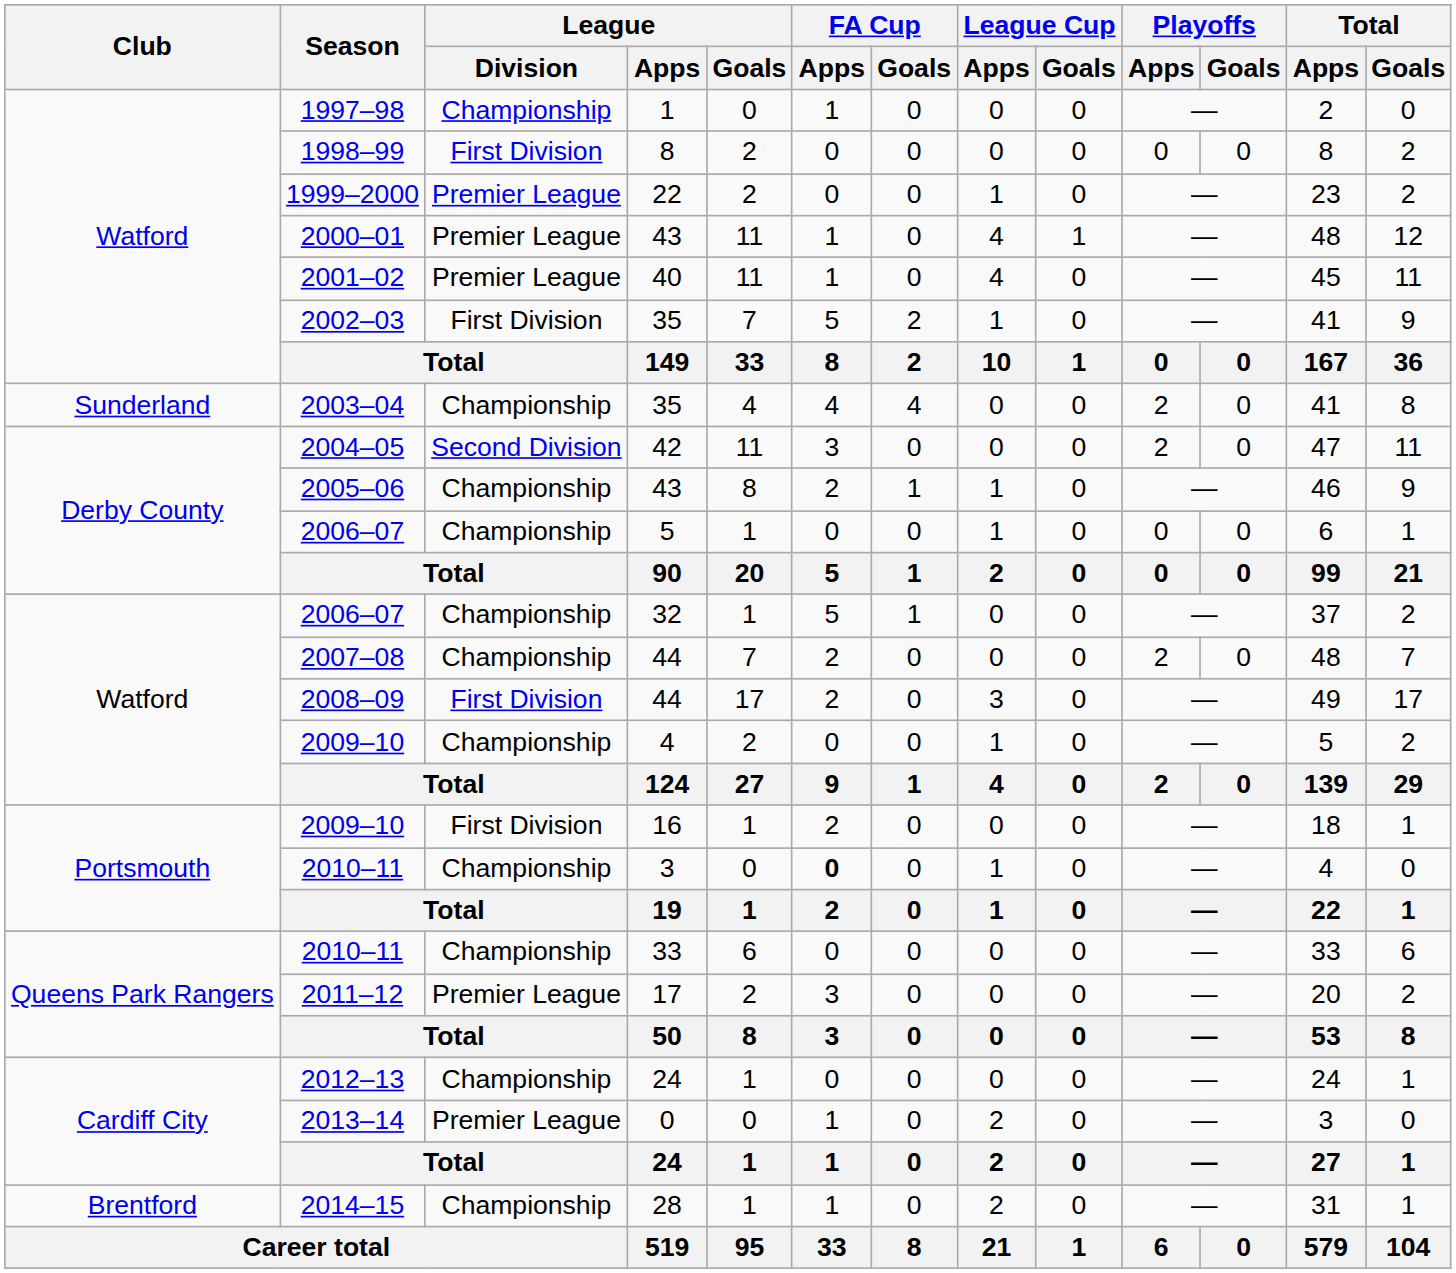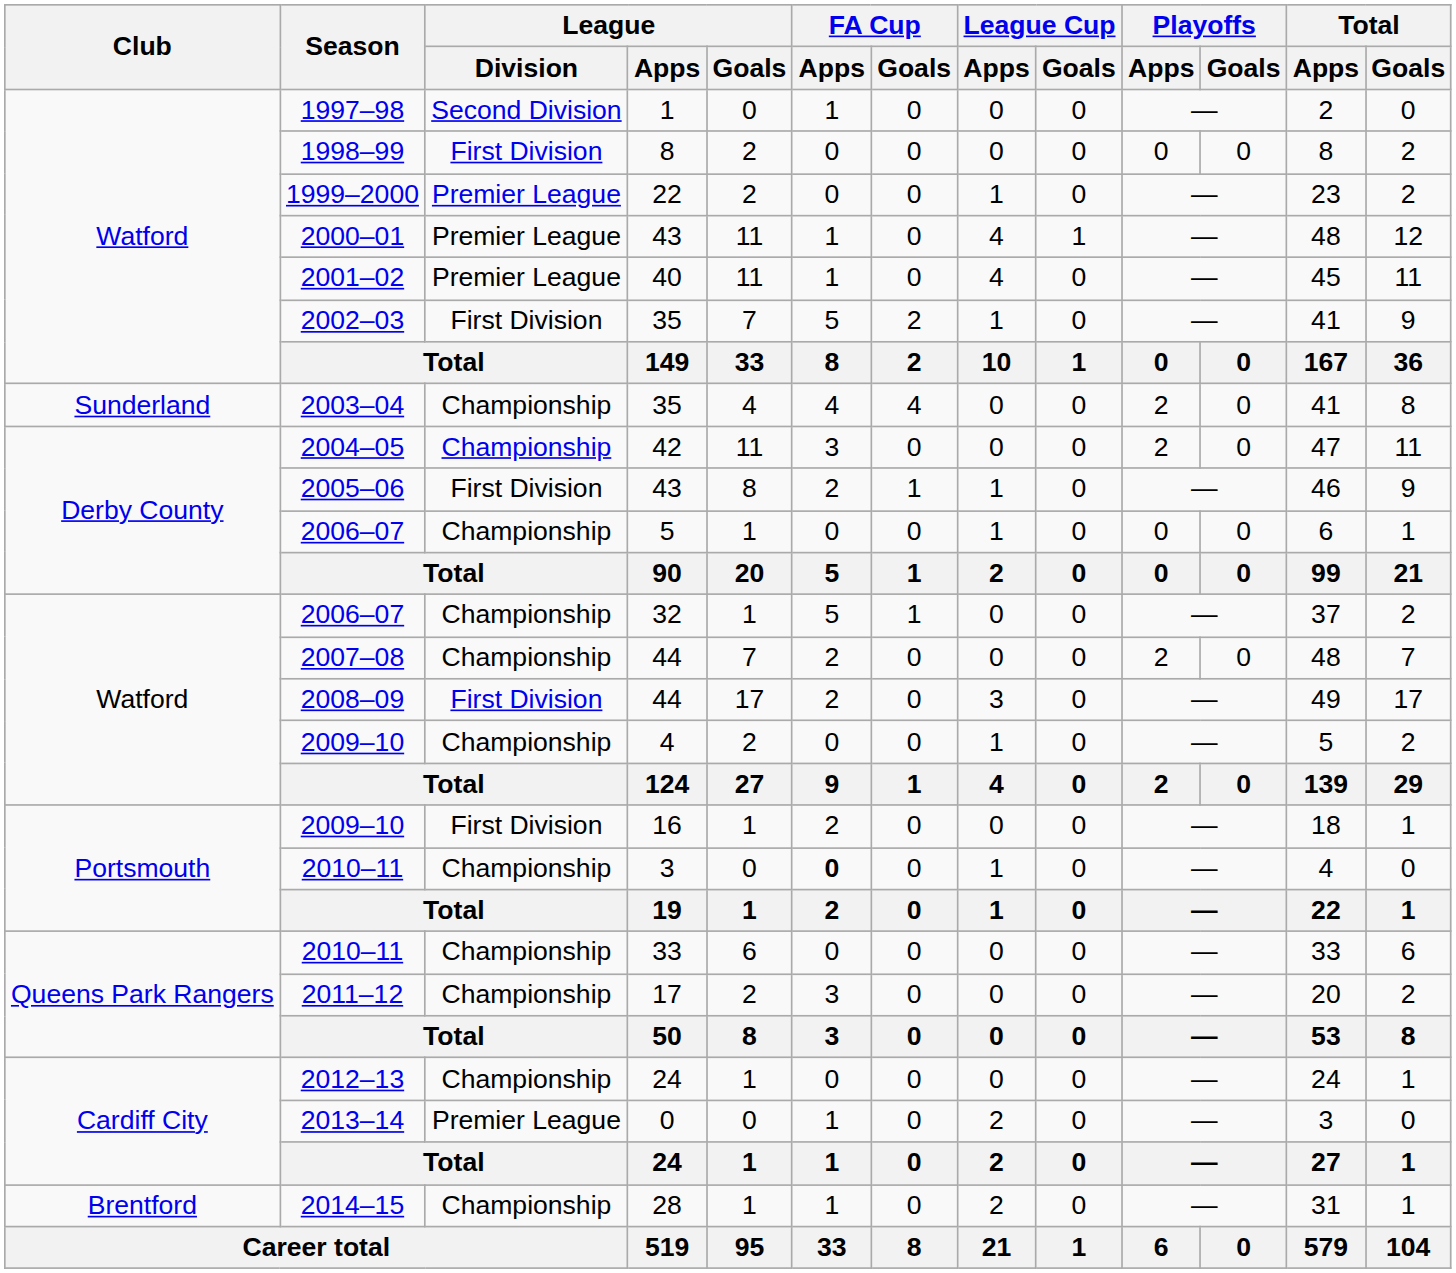(526, 109) Championship -> (526, 109) Second Division
(526, 446) Second Division -> (526, 446) Championship
(526, 488) Championship -> (526, 488) First Division
(526, 994) Premier League -> (526, 994) Championship
